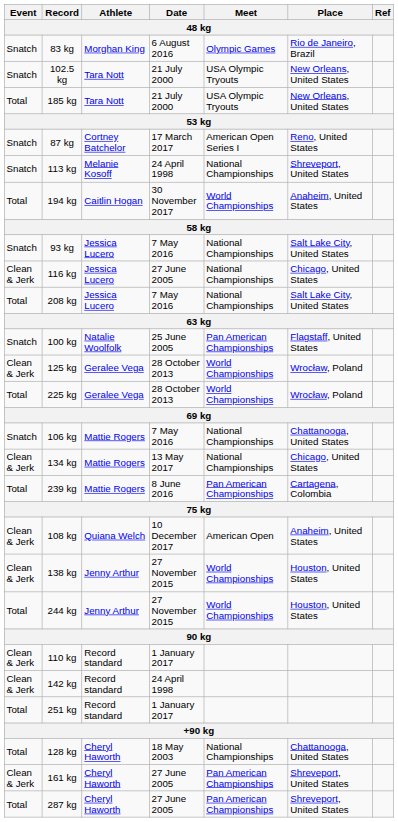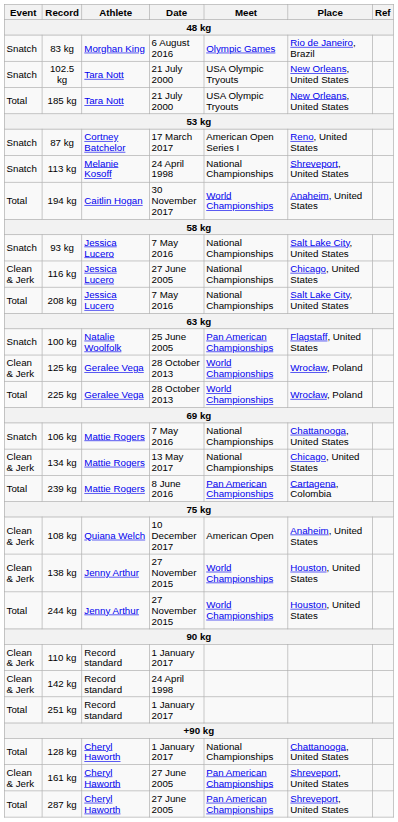(168, 752) 18 May 2003 -> (173, 752) 1 January 2017
